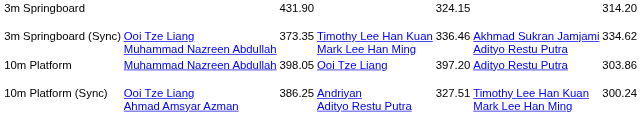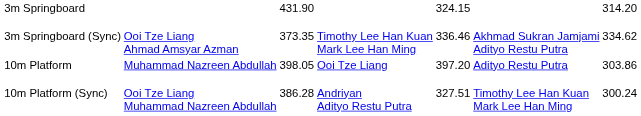(200, 43) Ooi Tze Liang Muhammad Nazreen Abdullah -> (181, 43) Ooi Tze Liang Ahmad Amsyar Azman
(181, 100) Ooi Tze Liang Ahmad Amsyar Azman -> (200, 100) Ooi Tze Liang Muhammad Nazreen Abdullah
(297, 93) 386.25 -> (297, 93) 386.28
